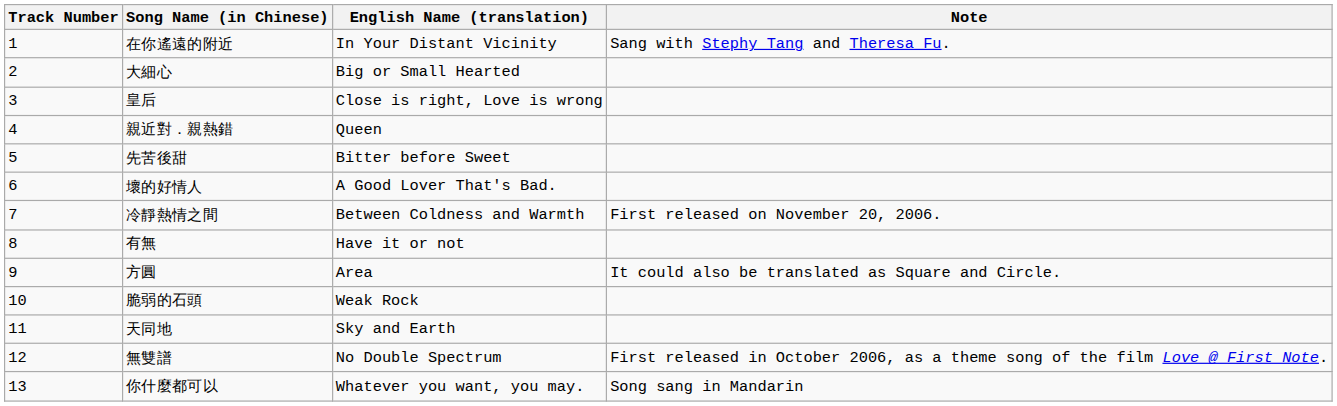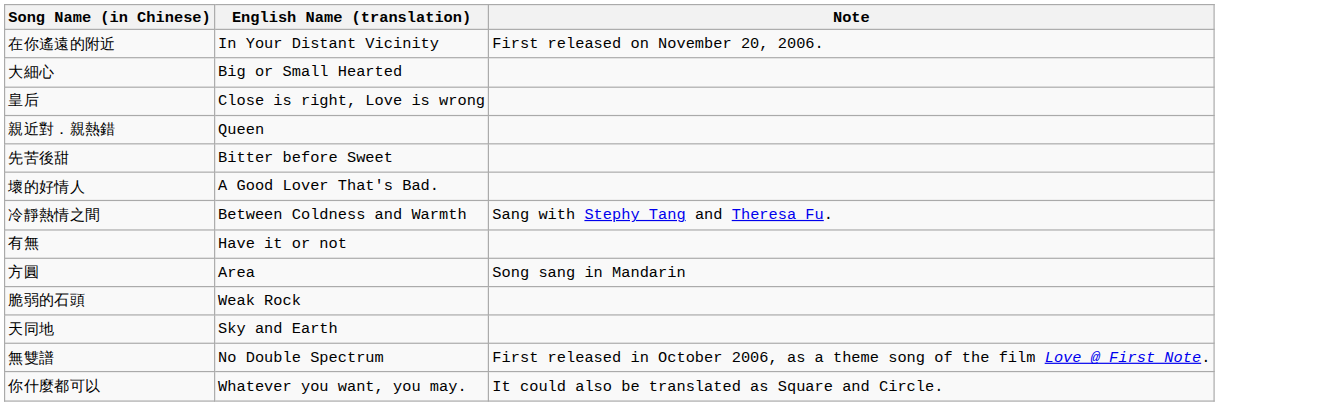- column: (63, 17)
(780, 44) Sang with Stephy Tang and Theresa Fu. -> (658, 44) First released on November 20, 2006.
(776, 215) First released on November 20, 2006. -> (663, 215) Sang with Stephy Tang and Theresa Fu.
(836, 272) It could also be translated as Square and Circle. -> (589, 272) Song sang in Mandarin
(707, 386) Song sang in Mandarin -> (718, 386) It could also be translated as Square and Circle.
